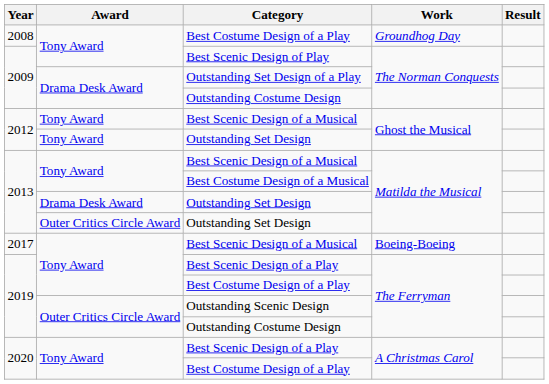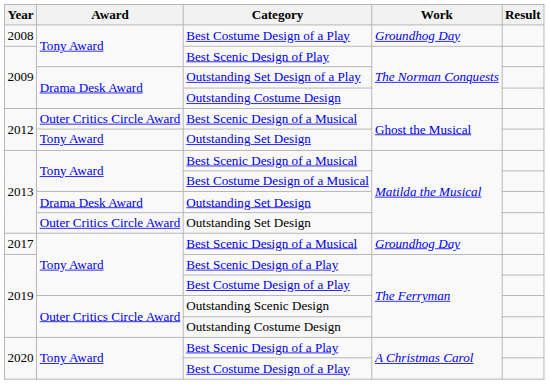(72, 118) Tony Award -> (110, 118) Outer Critics Circle Award
(415, 243) Boeing-Boeing -> (417, 243) Groundhog Day
